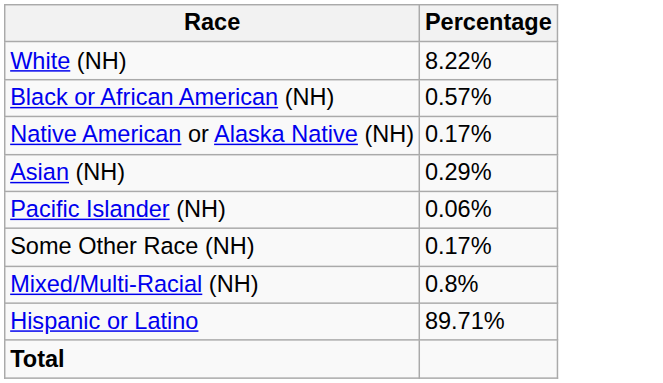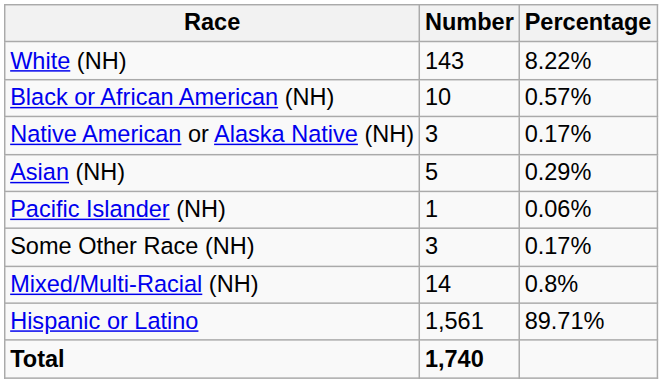+ column: (469, 23)
